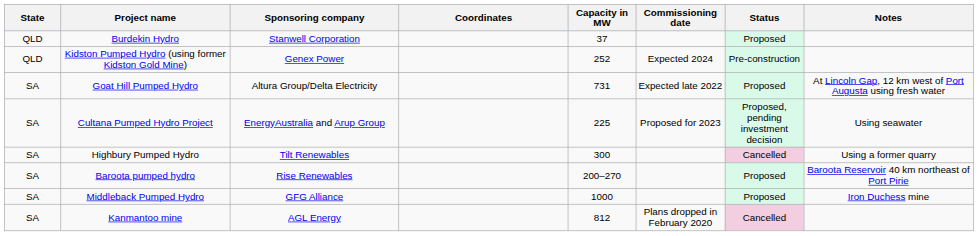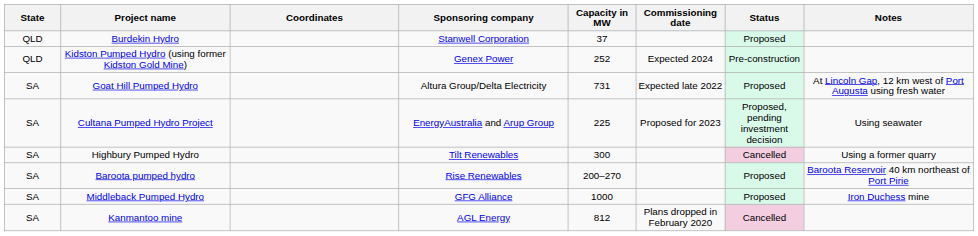columns swapped: (314, 18) <-> (484, 18)
